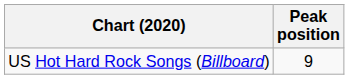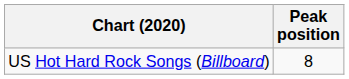(308, 61) 9 -> (308, 61) 8
